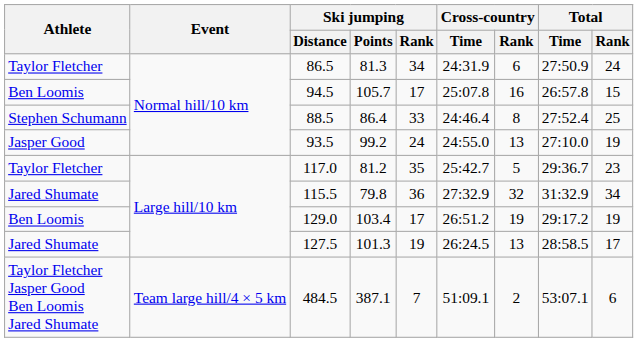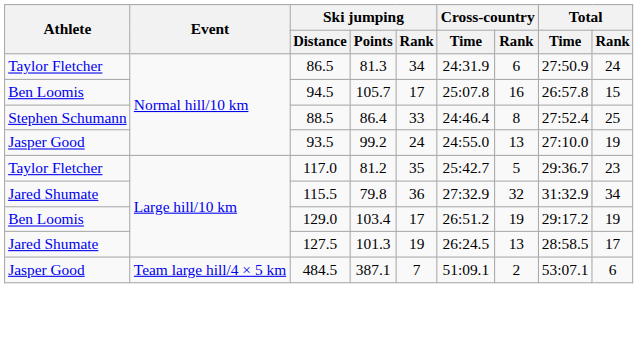(55, 297) Taylor Fletcher Jasper Good Ben Loomis Jared Shumate -> (46, 270) Jasper Good
